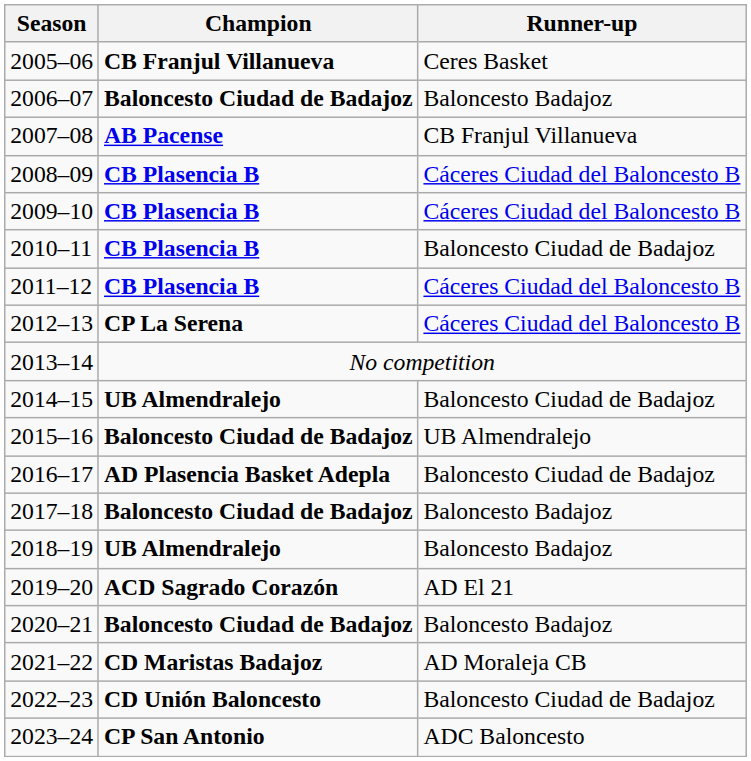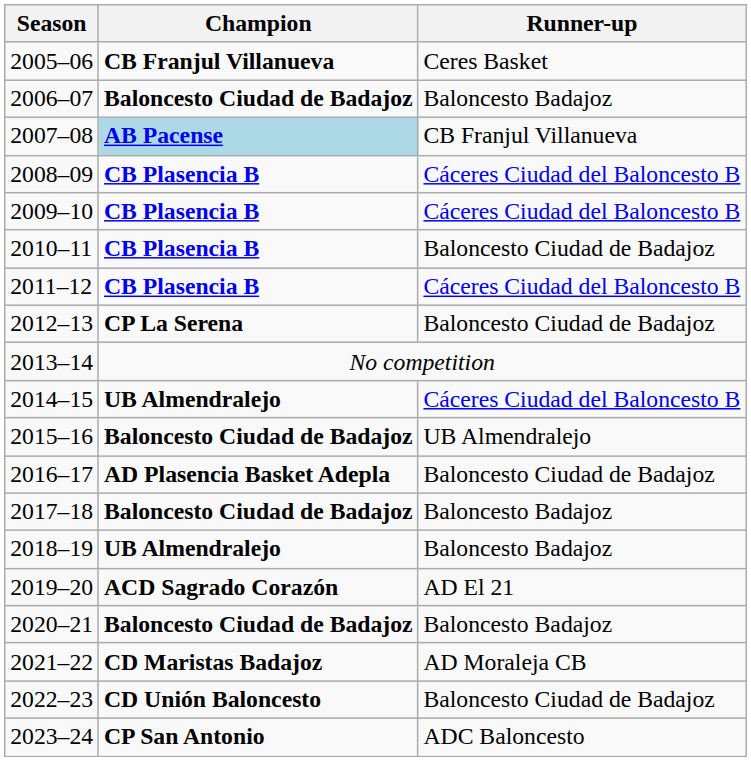(164, 135) no background -> (164, 135) lightblue background
(582, 323) Cáceres Ciudad del Baloncesto B -> (569, 323) Baloncesto Ciudad de Badajoz
(569, 398) Baloncesto Ciudad de Badajoz -> (582, 398) Cáceres Ciudad del Baloncesto B
